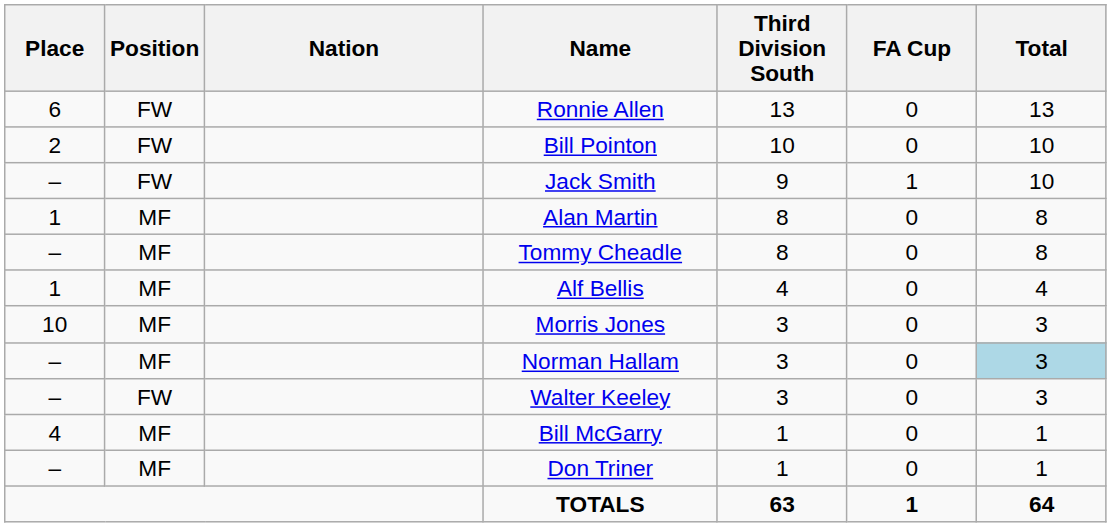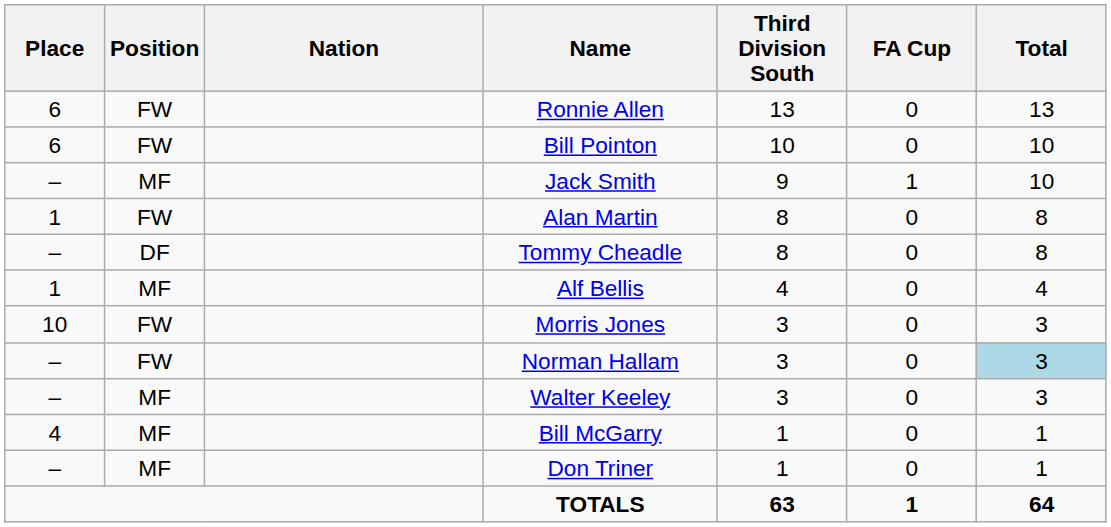(55, 145) 2 -> (55, 145) 6
(155, 181) FW -> (155, 181) MF
(155, 217) MF -> (155, 217) FW
(155, 253) MF -> (155, 253) DF
(155, 324) MF -> (155, 324) FW
(155, 360) MF -> (155, 360) FW
(155, 396) FW -> (155, 396) MF
